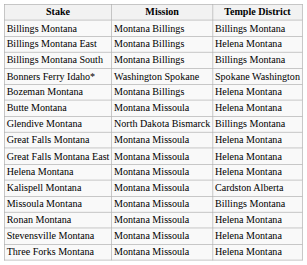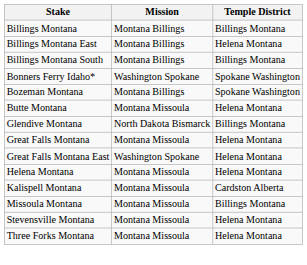(248, 92) Helena Montana -> (257, 92) Spokane Washington
(152, 156) Montana Missoula -> (157, 156) Washington Spokane
- row: (39, 220)
